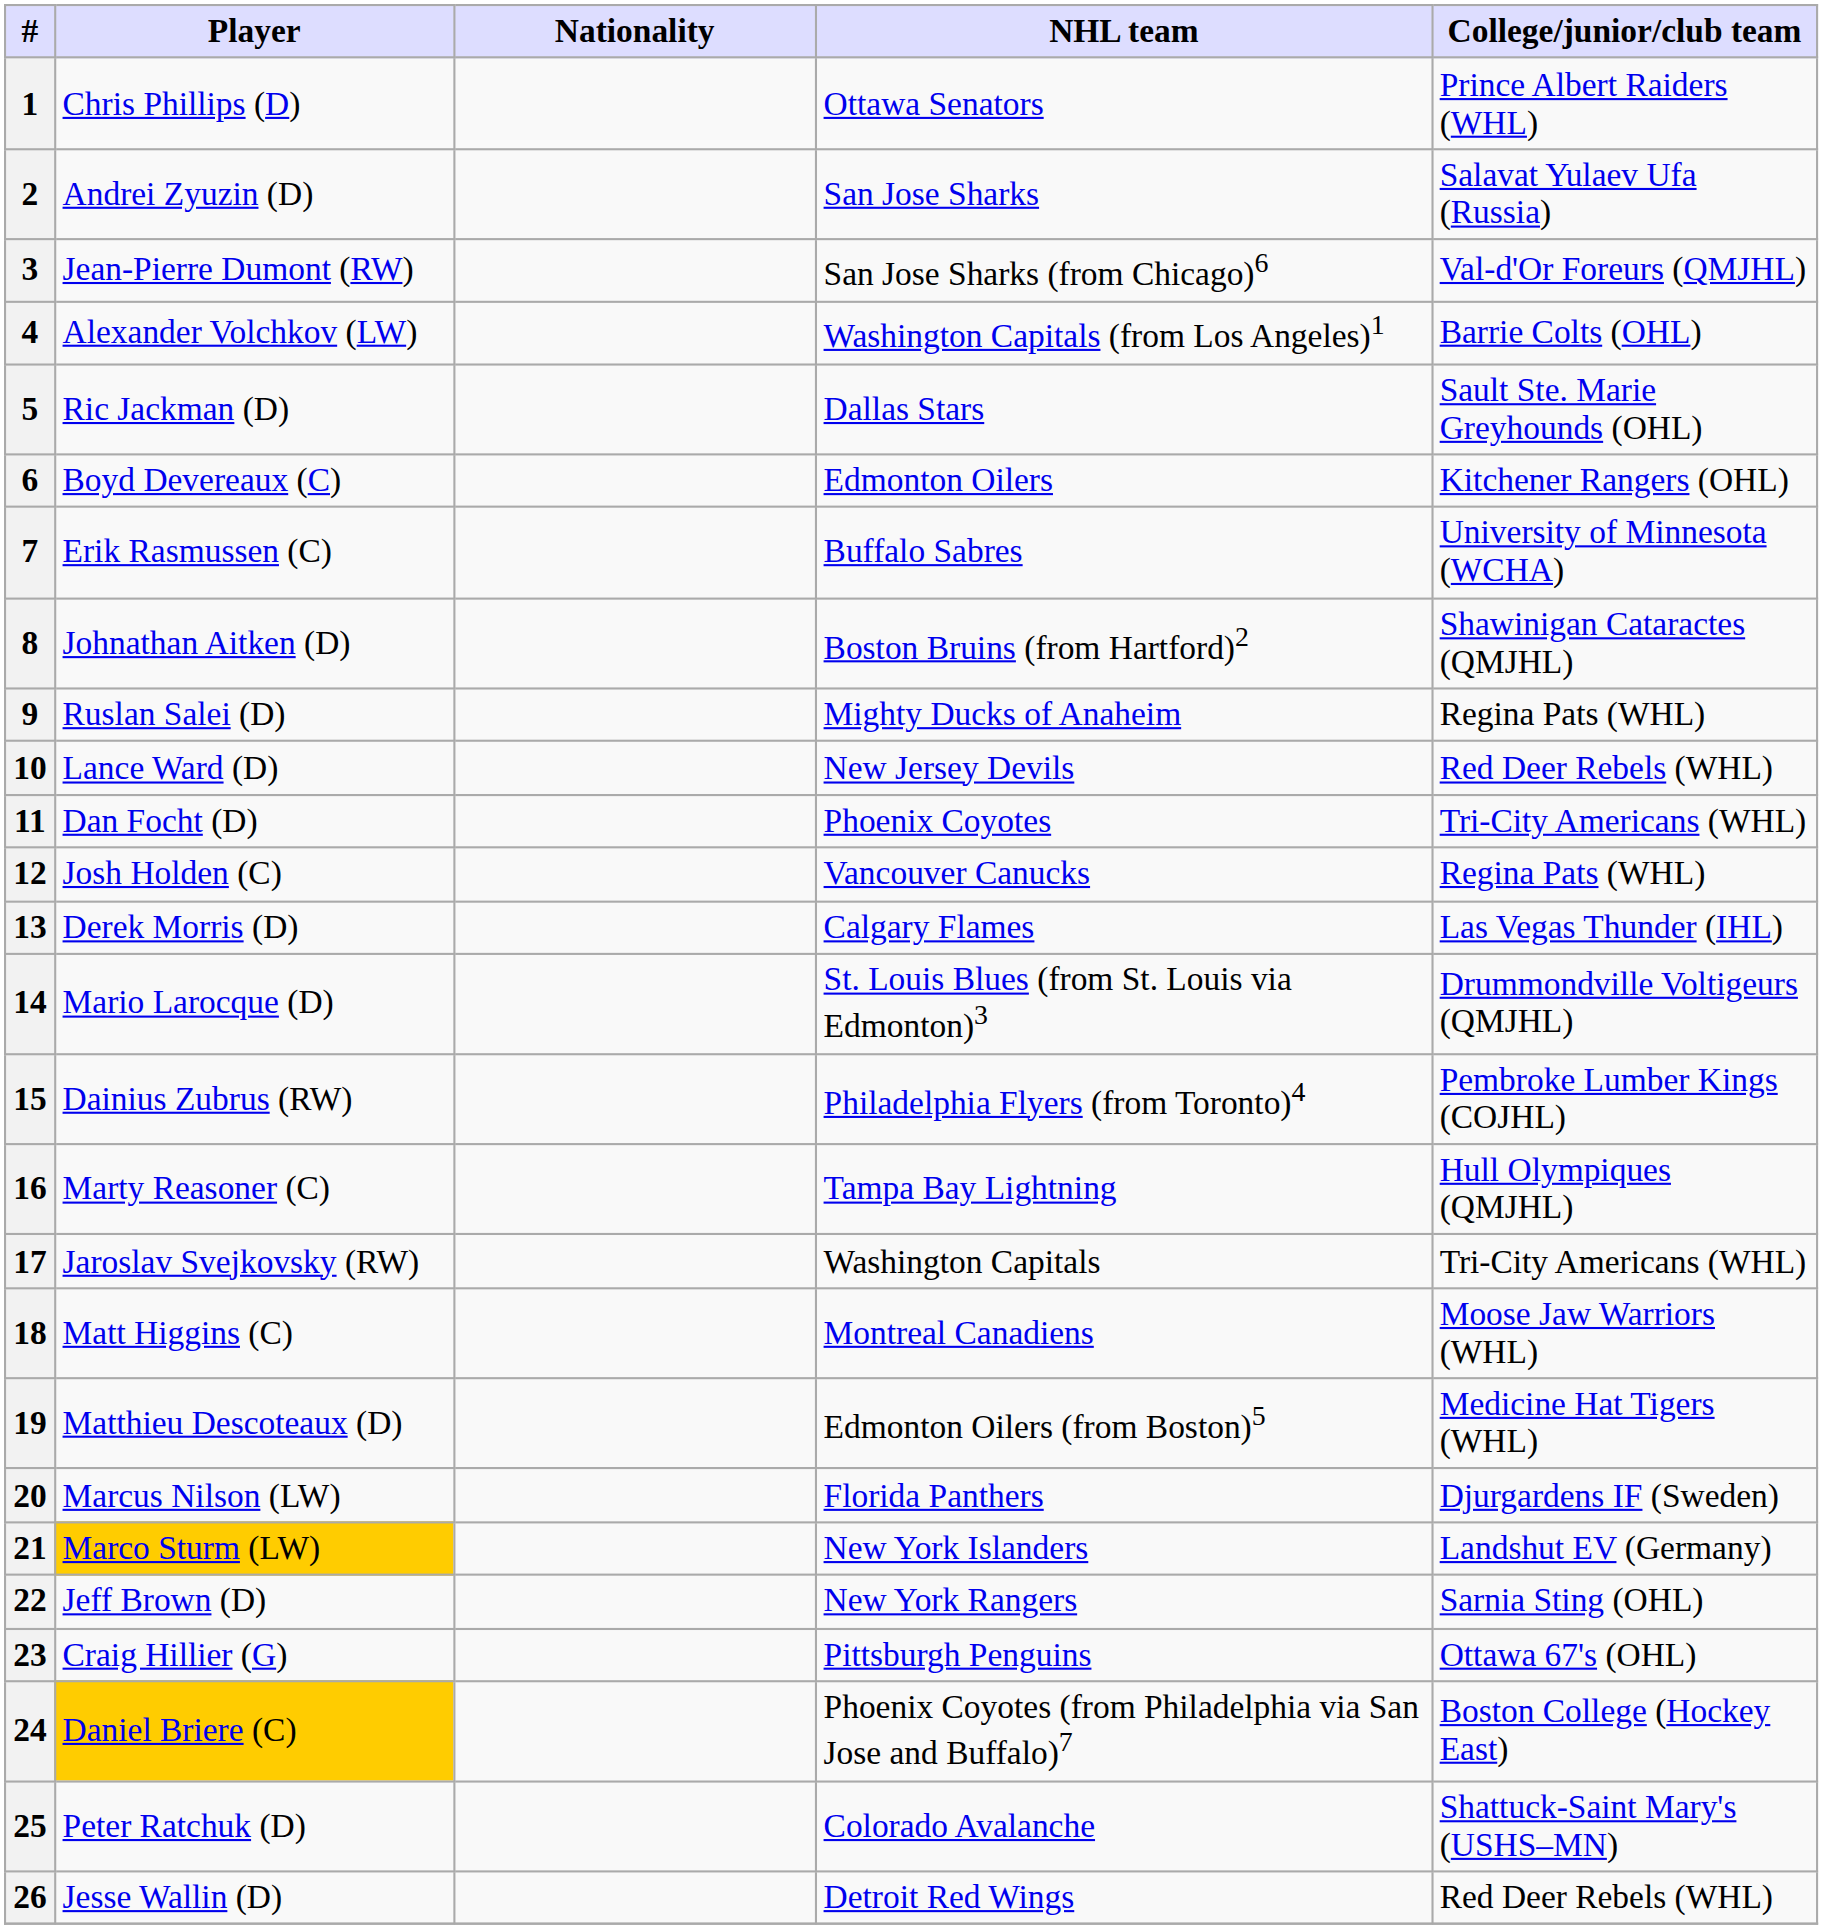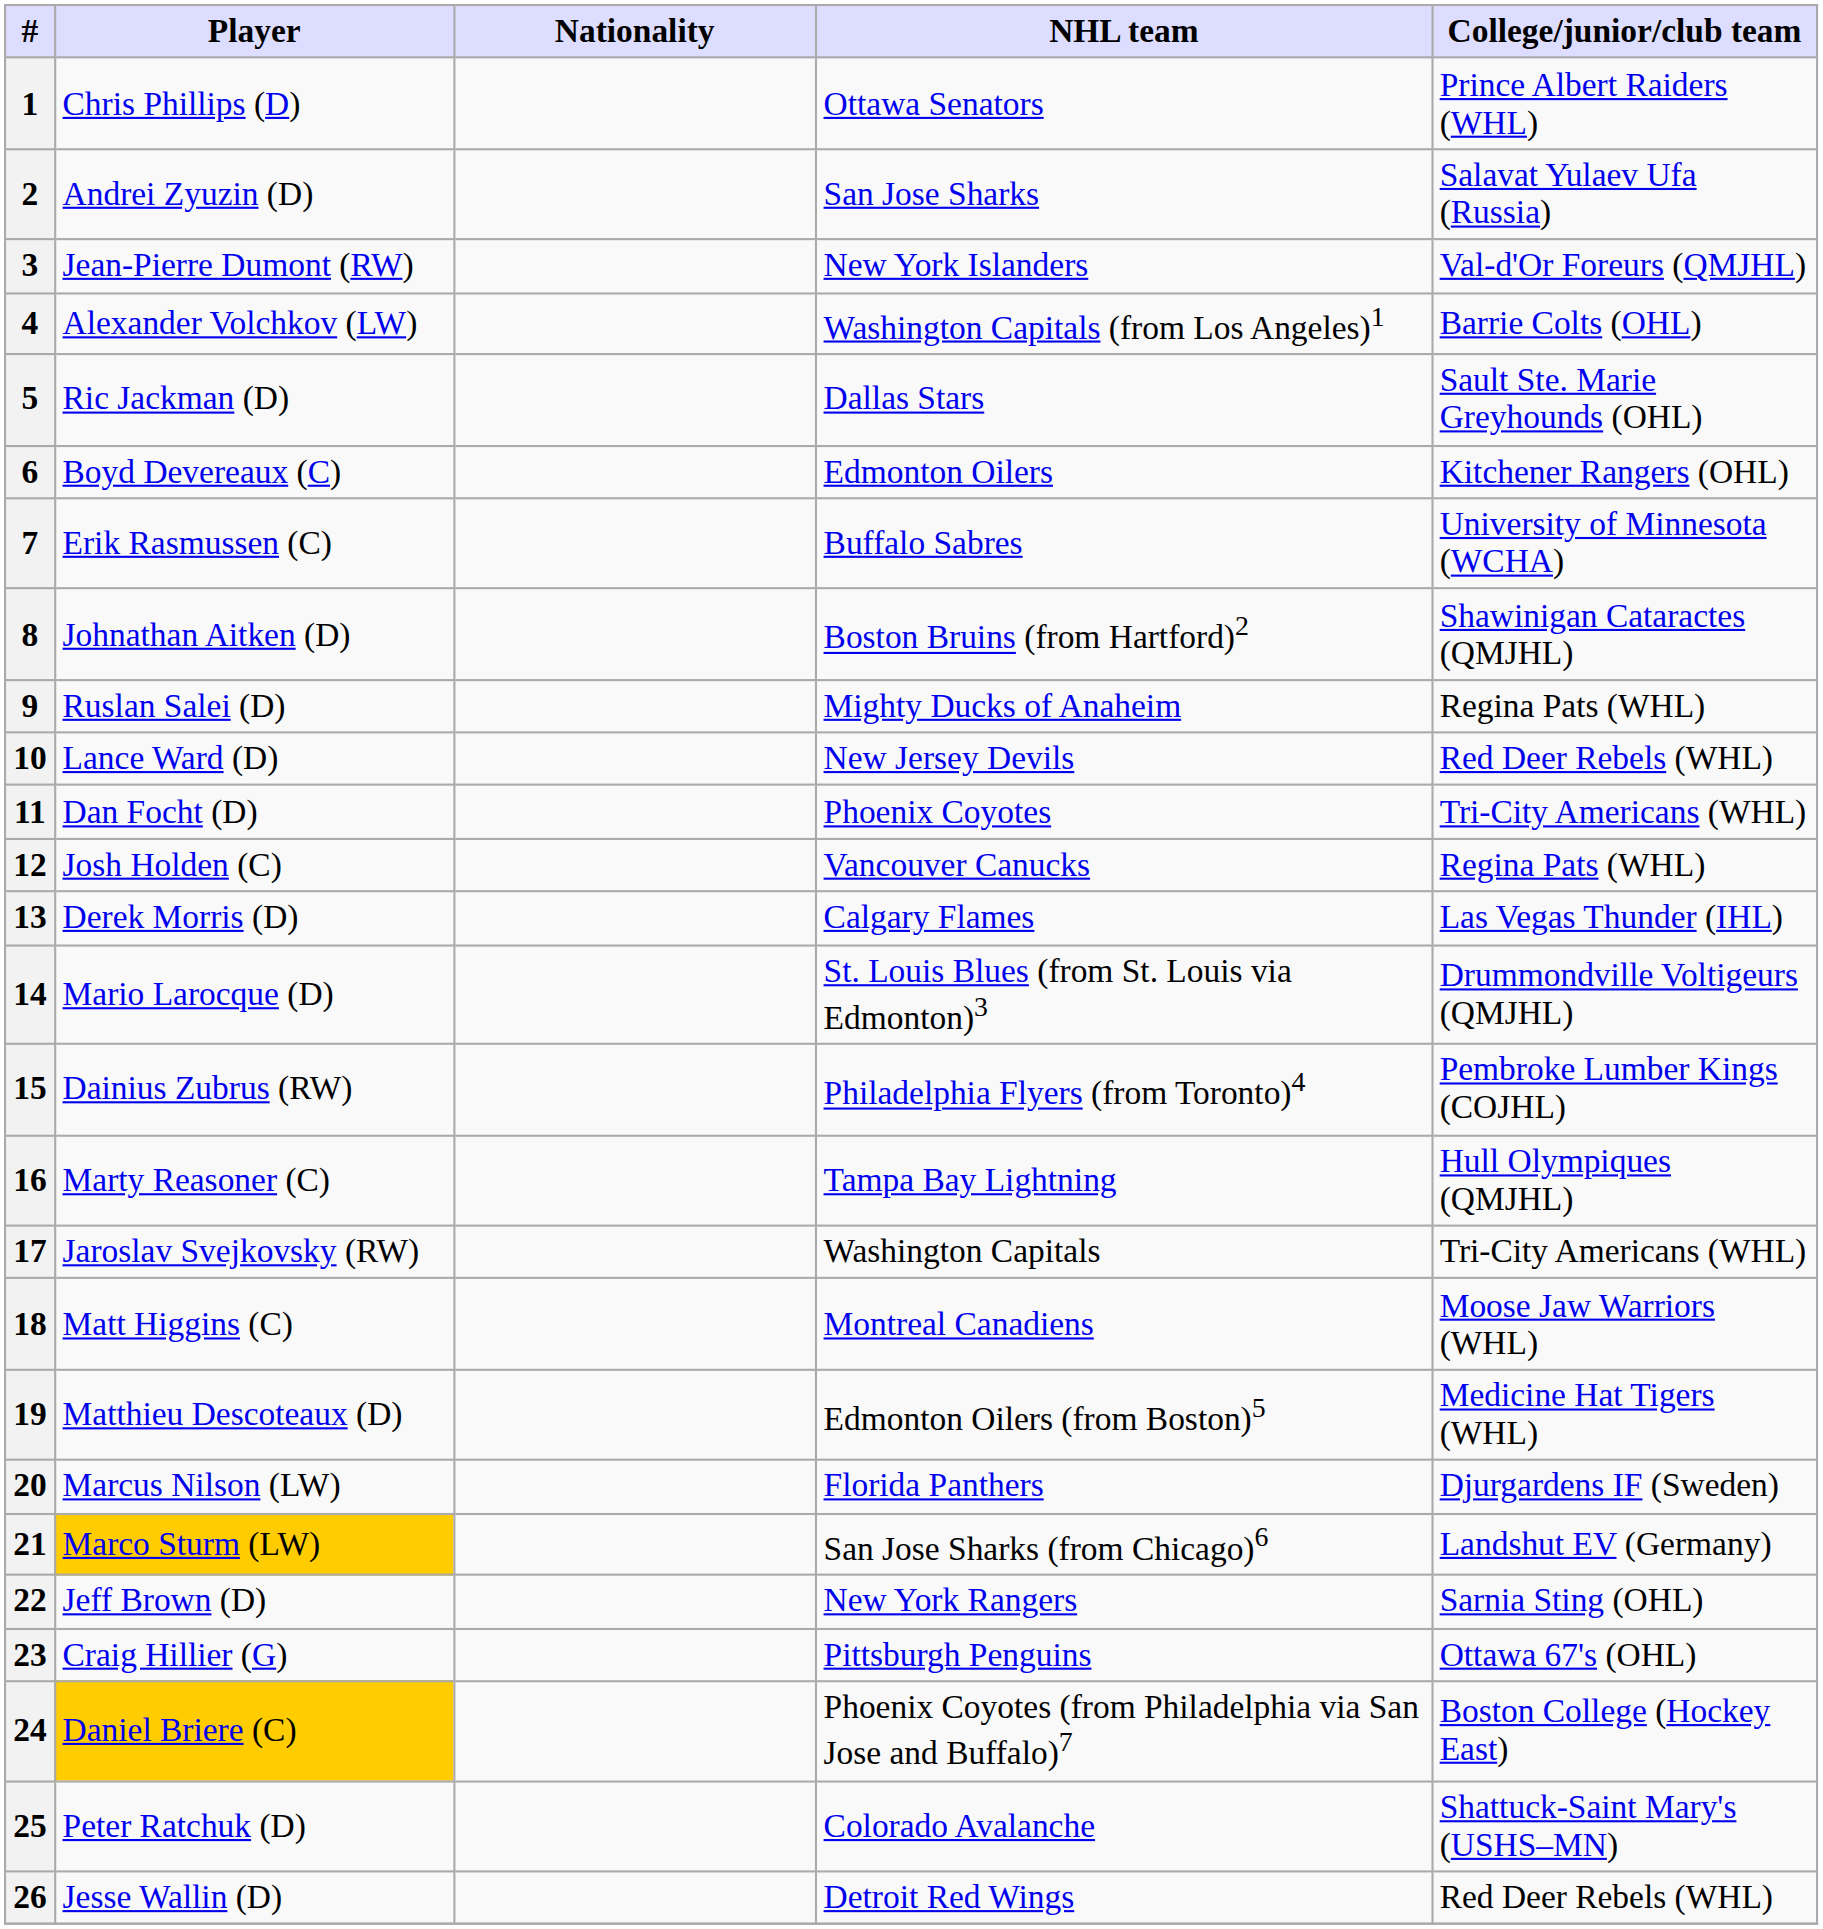(1046, 269) San Jose Sharks (from Chicago)6 -> (956, 265) New York Islanders
(956, 1548) New York Islanders -> (1046, 1543) San Jose Sharks (from Chicago)6
